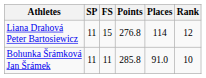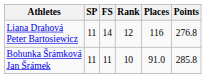columns swapped: (130, 12) <-> (188, 12)
(107, 34) 15 -> (107, 34) 14
(160, 34) 114 -> (157, 34) 116
